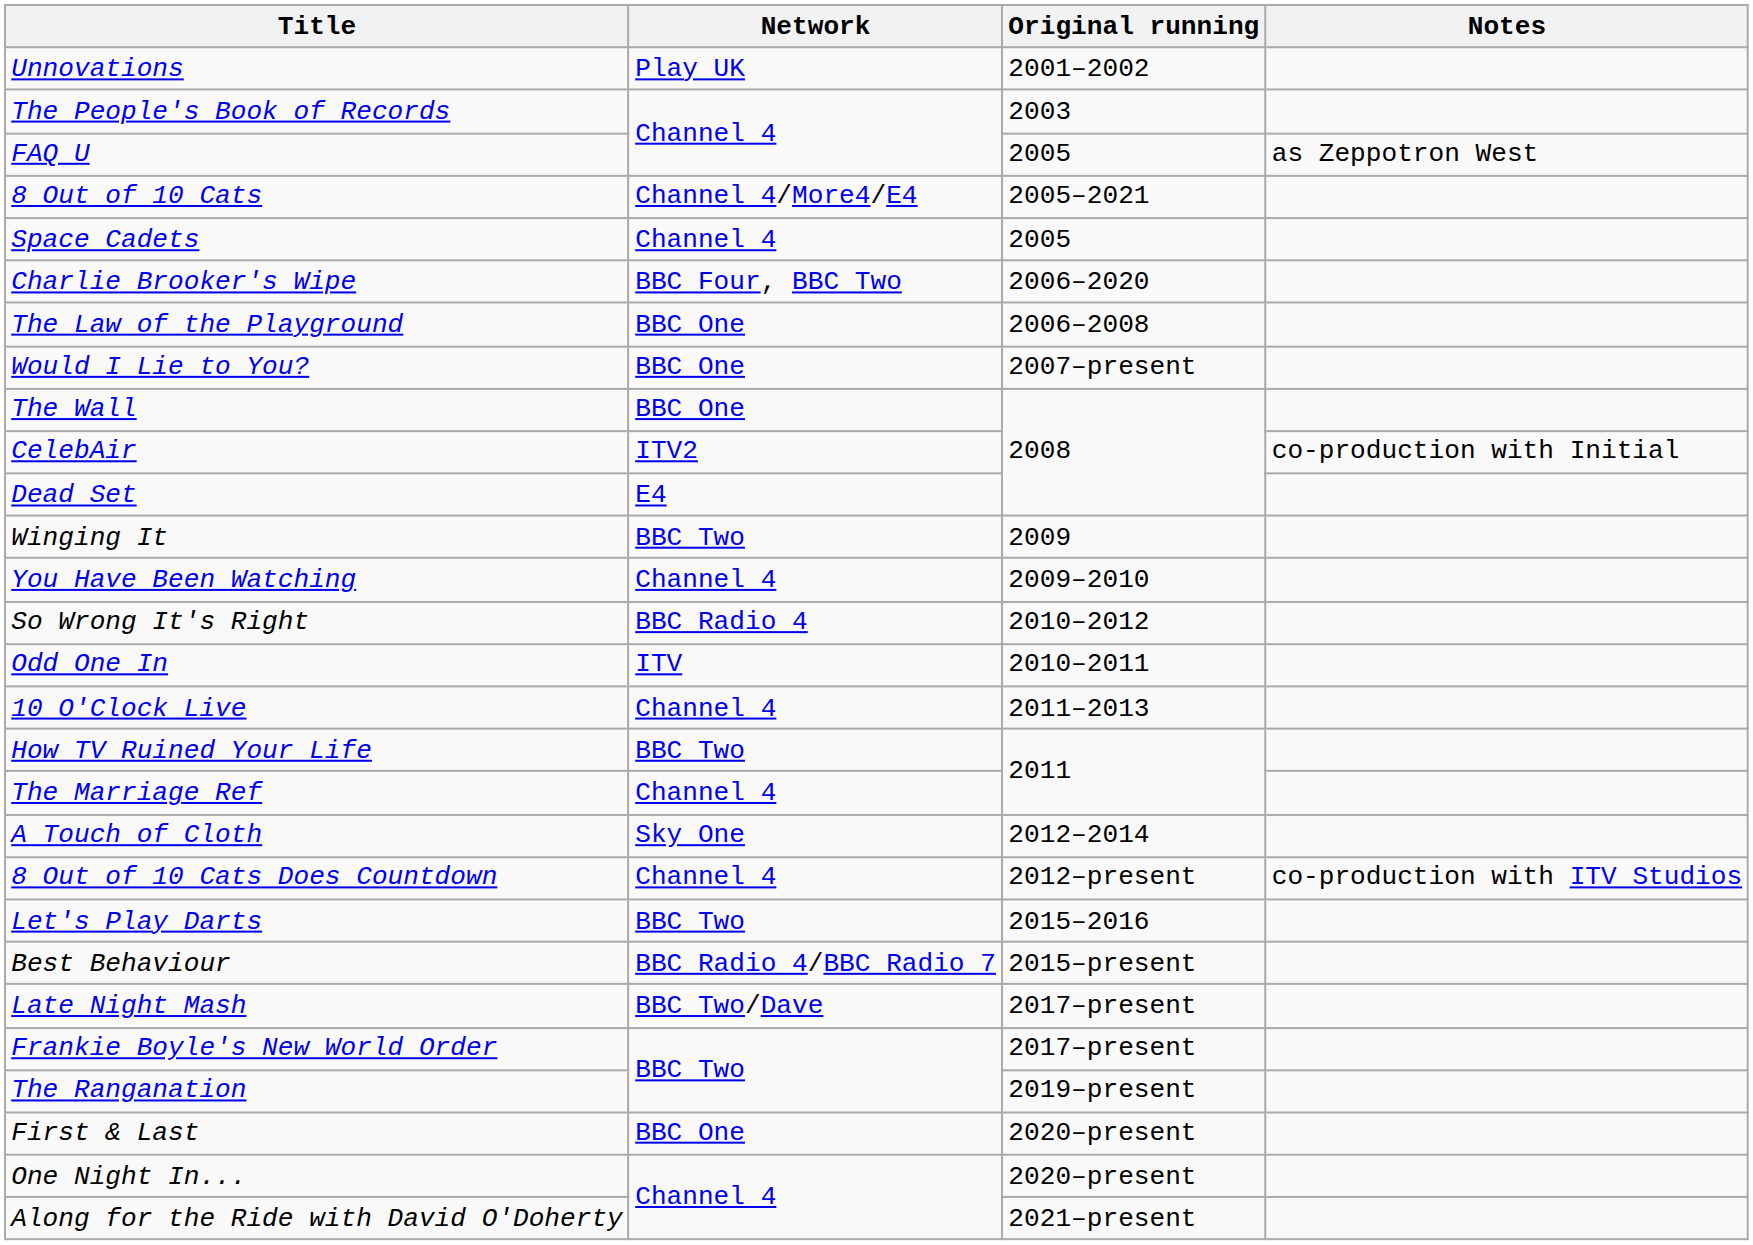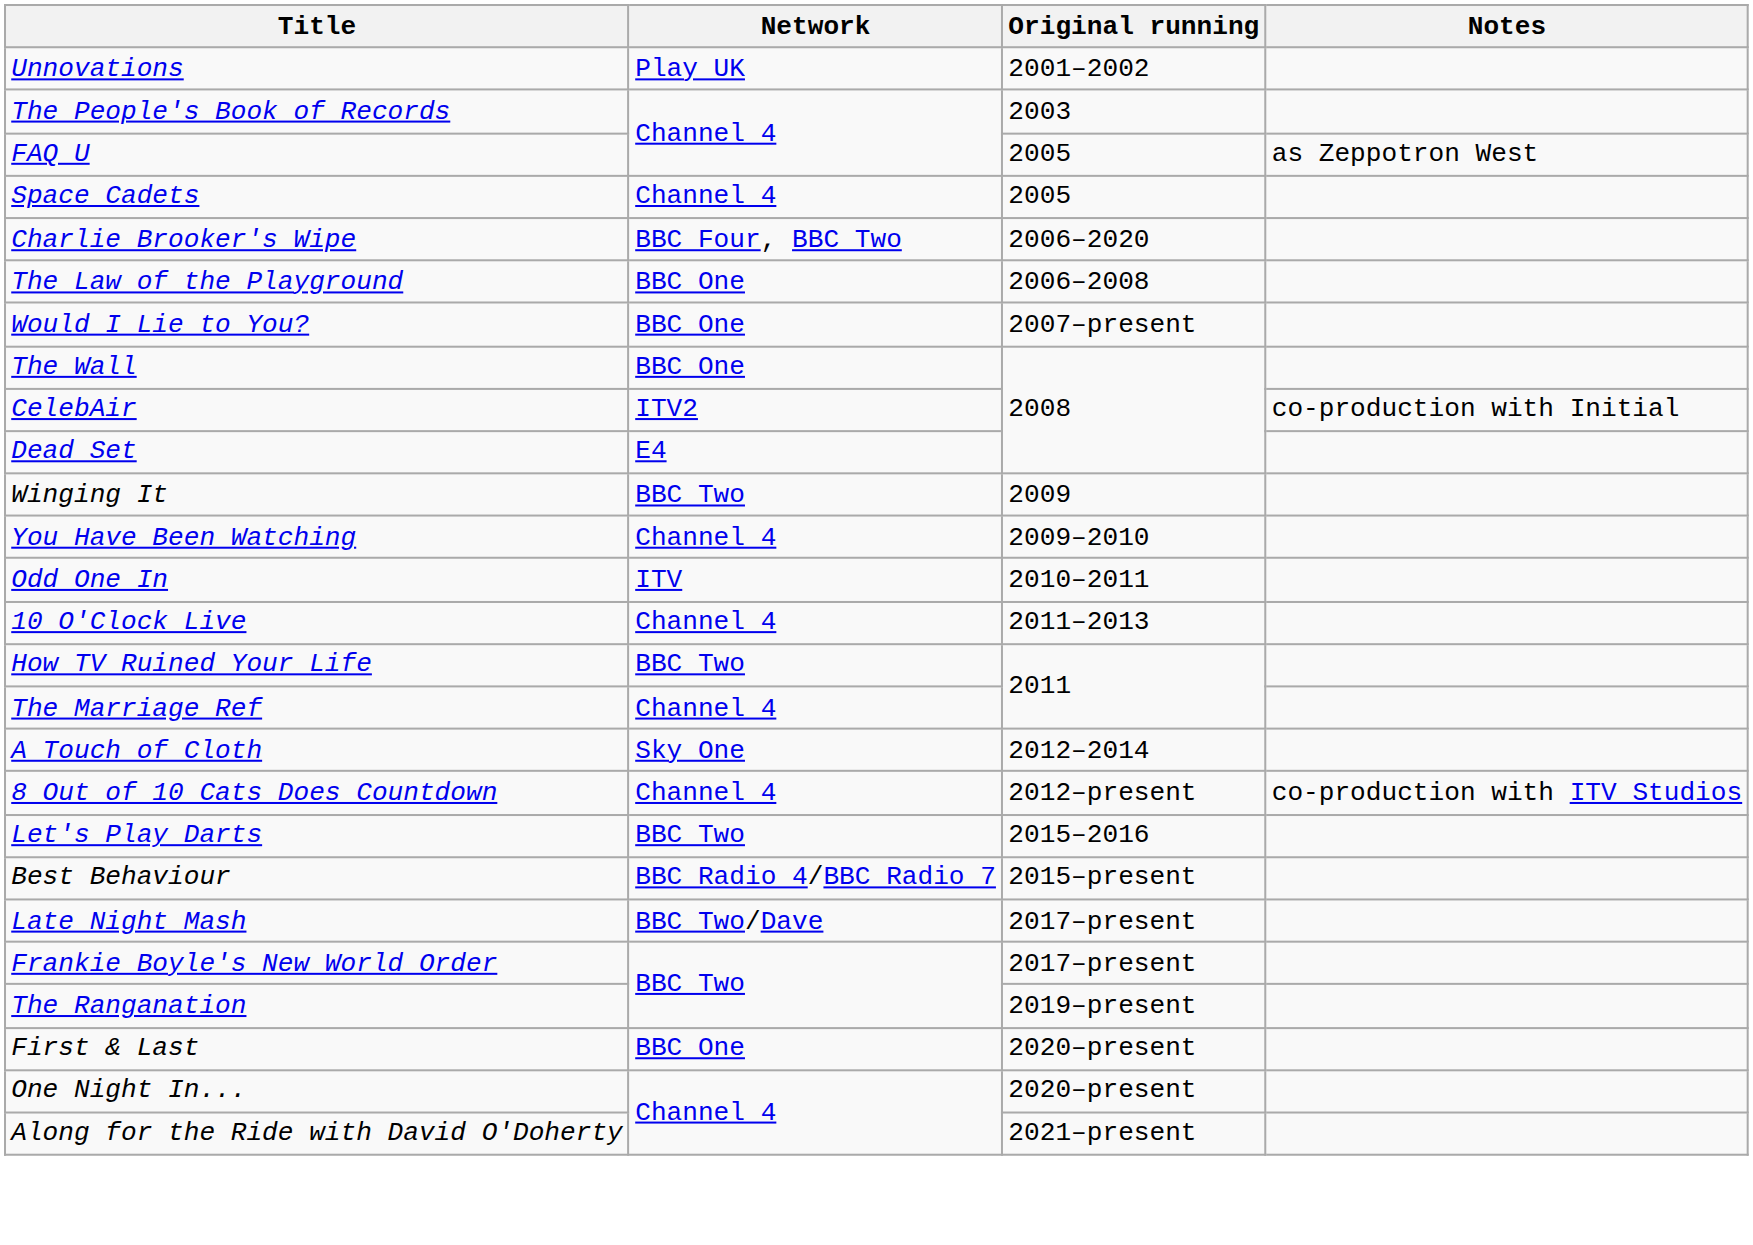- row: (137, 197)
- row: (160, 623)
